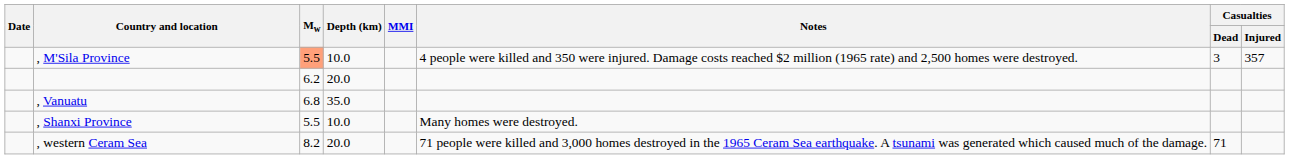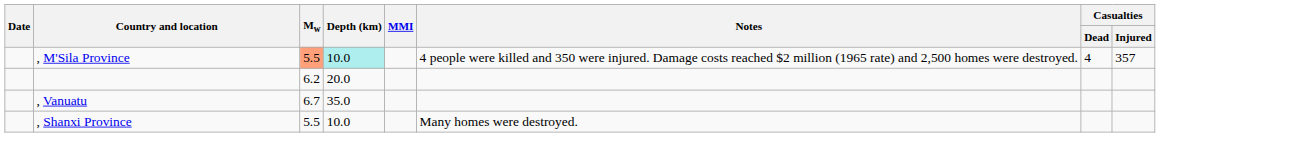(338, 57) no background -> (338, 57) paleturquoise background
(1217, 57) 3 -> (1088, 57) 4
(312, 100) 6.8 -> (312, 100) 6.7
- row: (92, 143)
